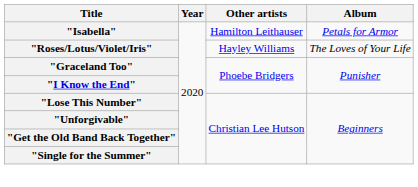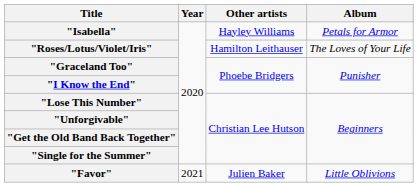(257, 31) Hamilton Leithauser -> (257, 31) Hayley Williams
(257, 48) Hayley Williams -> (257, 48) Hamilton Leithauser
+ row: (91, 173)
